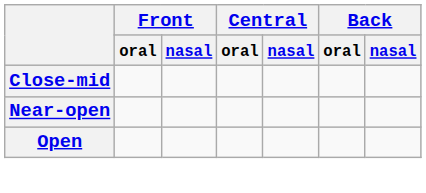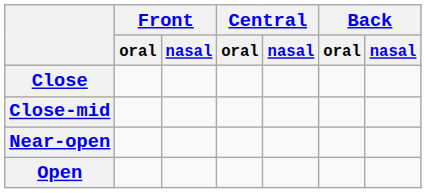+ row: (60, 81)
